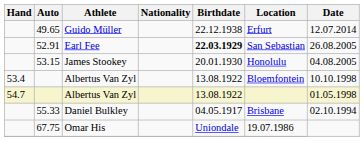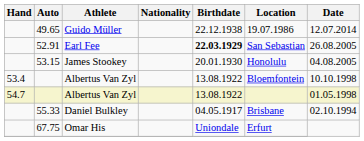(259, 29) Erfurt -> (270, 29) 19.07.1986
(270, 128) 19.07.1986 -> (259, 128) Erfurt
